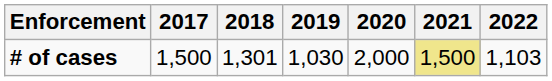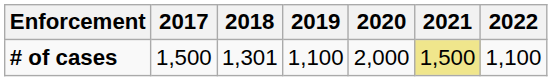(316, 57) 1,030 -> (316, 57) 1,100
(513, 57) 1,103 -> (513, 57) 1,100
